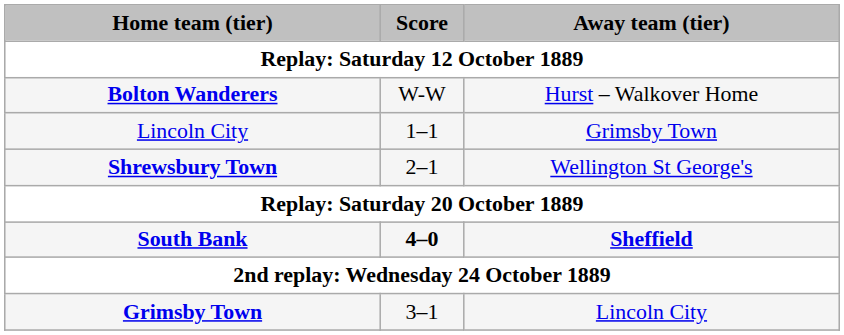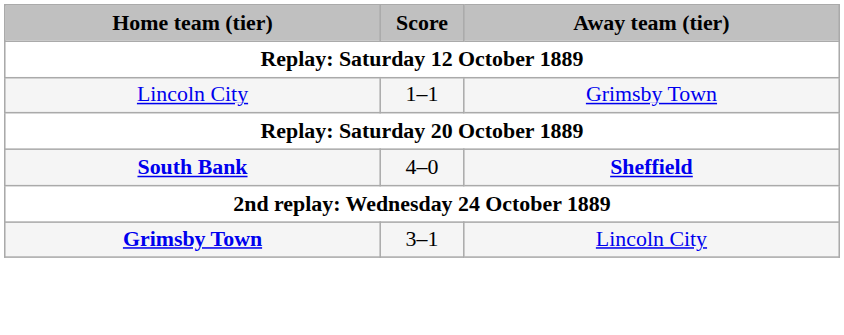- row: (193, 95)
- row: (193, 167)
(422, 239) bold -> (422, 167) normal
